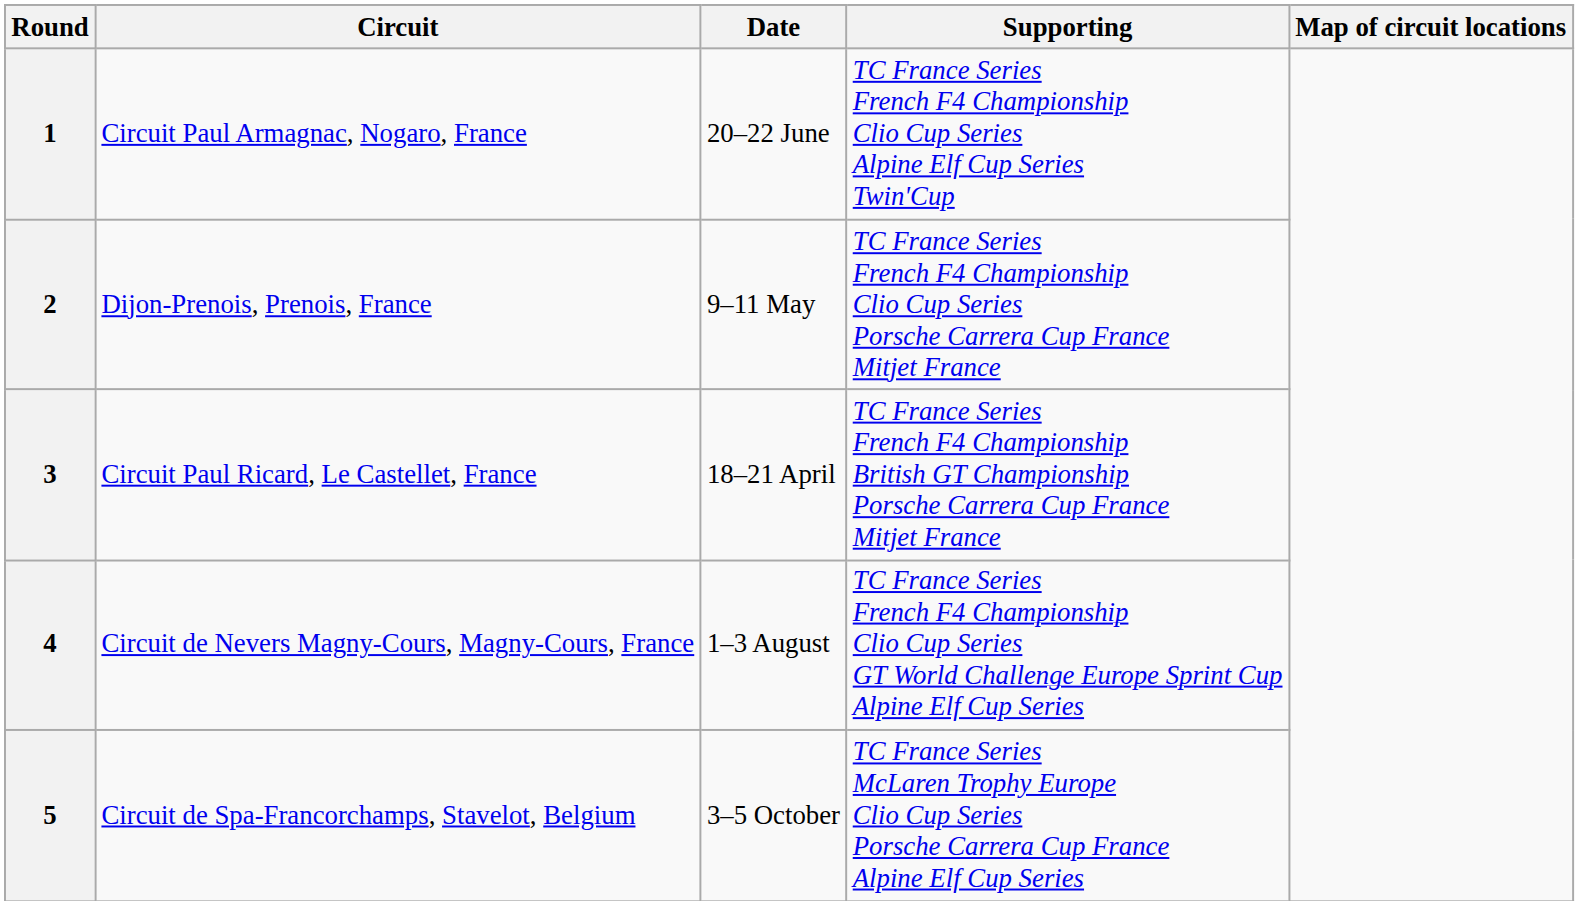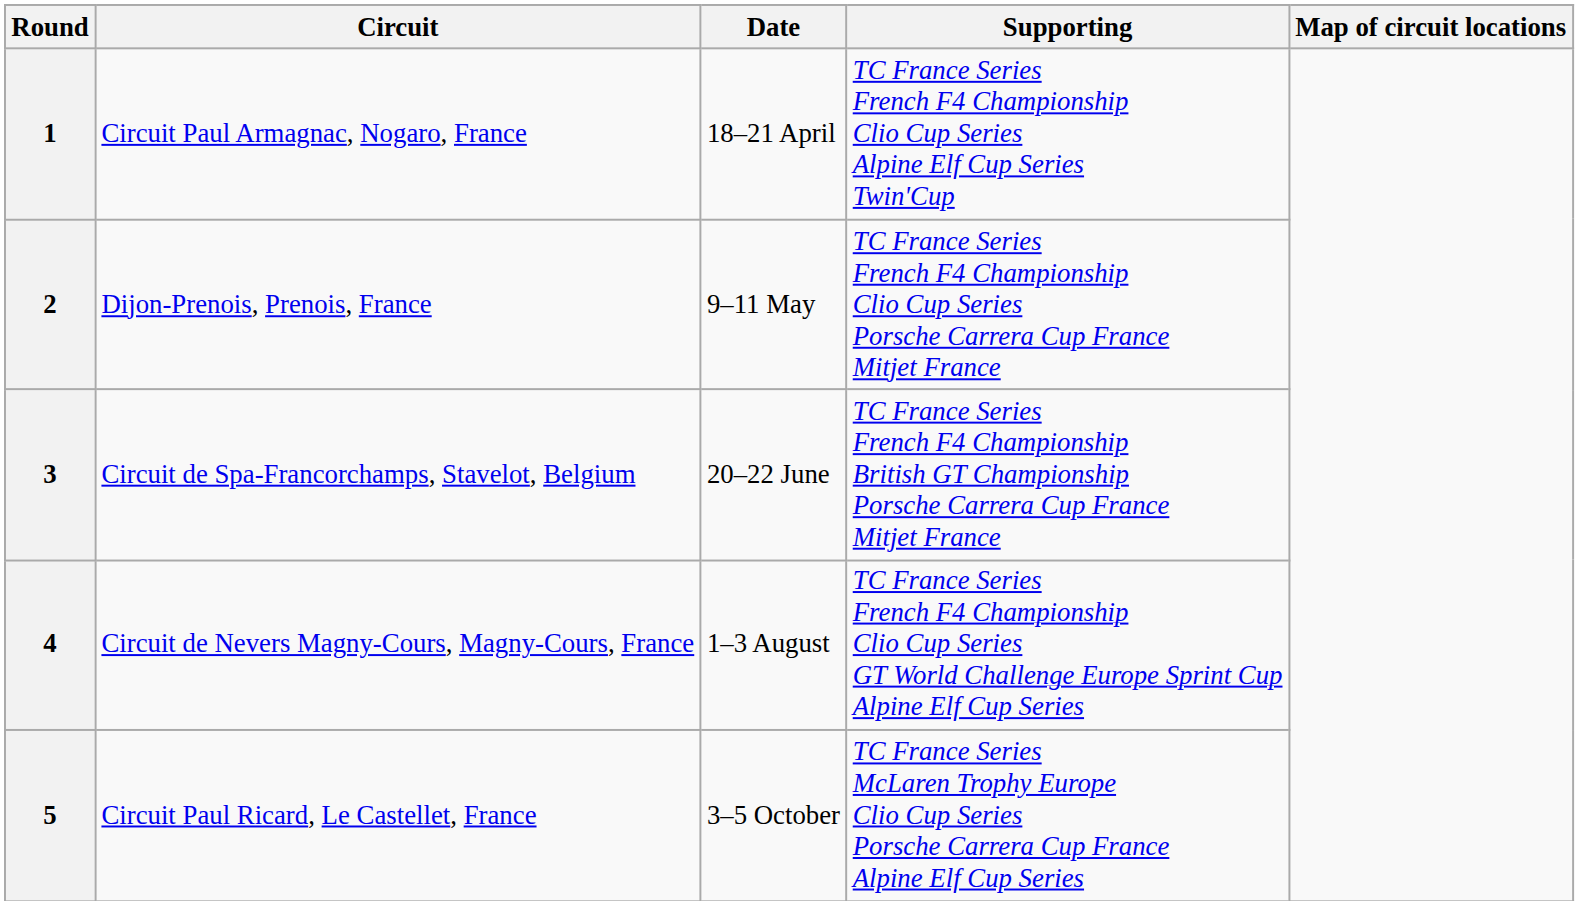(768, 133) 20–22 June -> (771, 133) 18–21 April
(319, 474) Circuit Paul Ricard, Le Castellet, France -> (368, 474) Circuit de Spa-Francorchamps, Stavelot, Belgium
(771, 474) 18–21 April -> (768, 474) 20–22 June
(368, 814) Circuit de Spa-Francorchamps, Stavelot, Belgium -> (319, 814) Circuit Paul Ricard, Le Castellet, France
